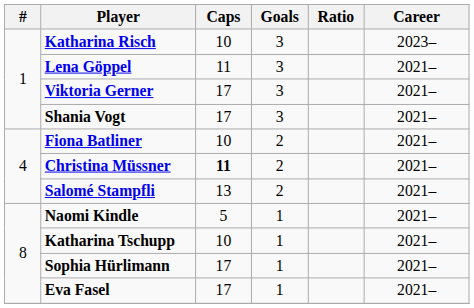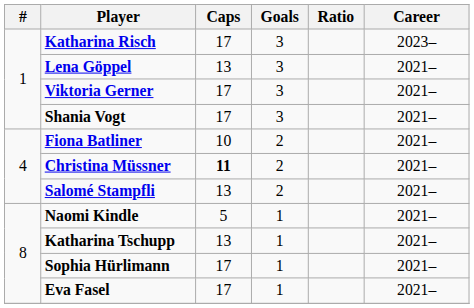(223, 41) 10 -> (223, 41) 17
(223, 66) 11 -> (223, 66) 13
(223, 240) 10 -> (223, 240) 13
